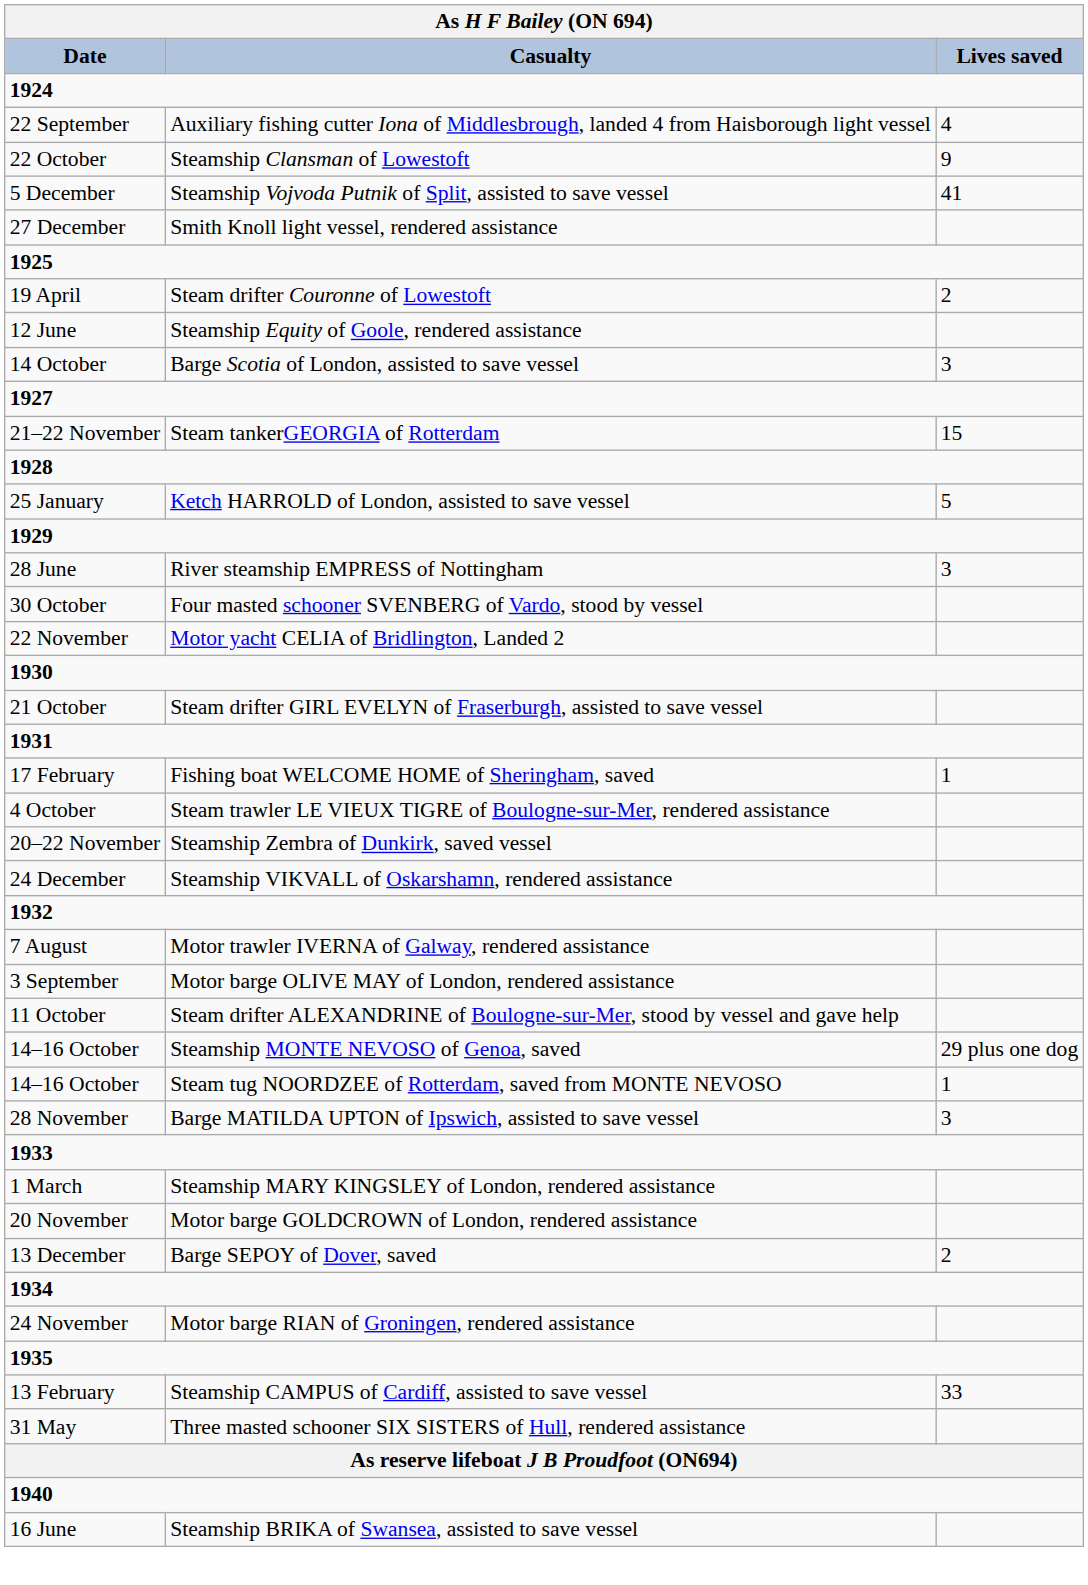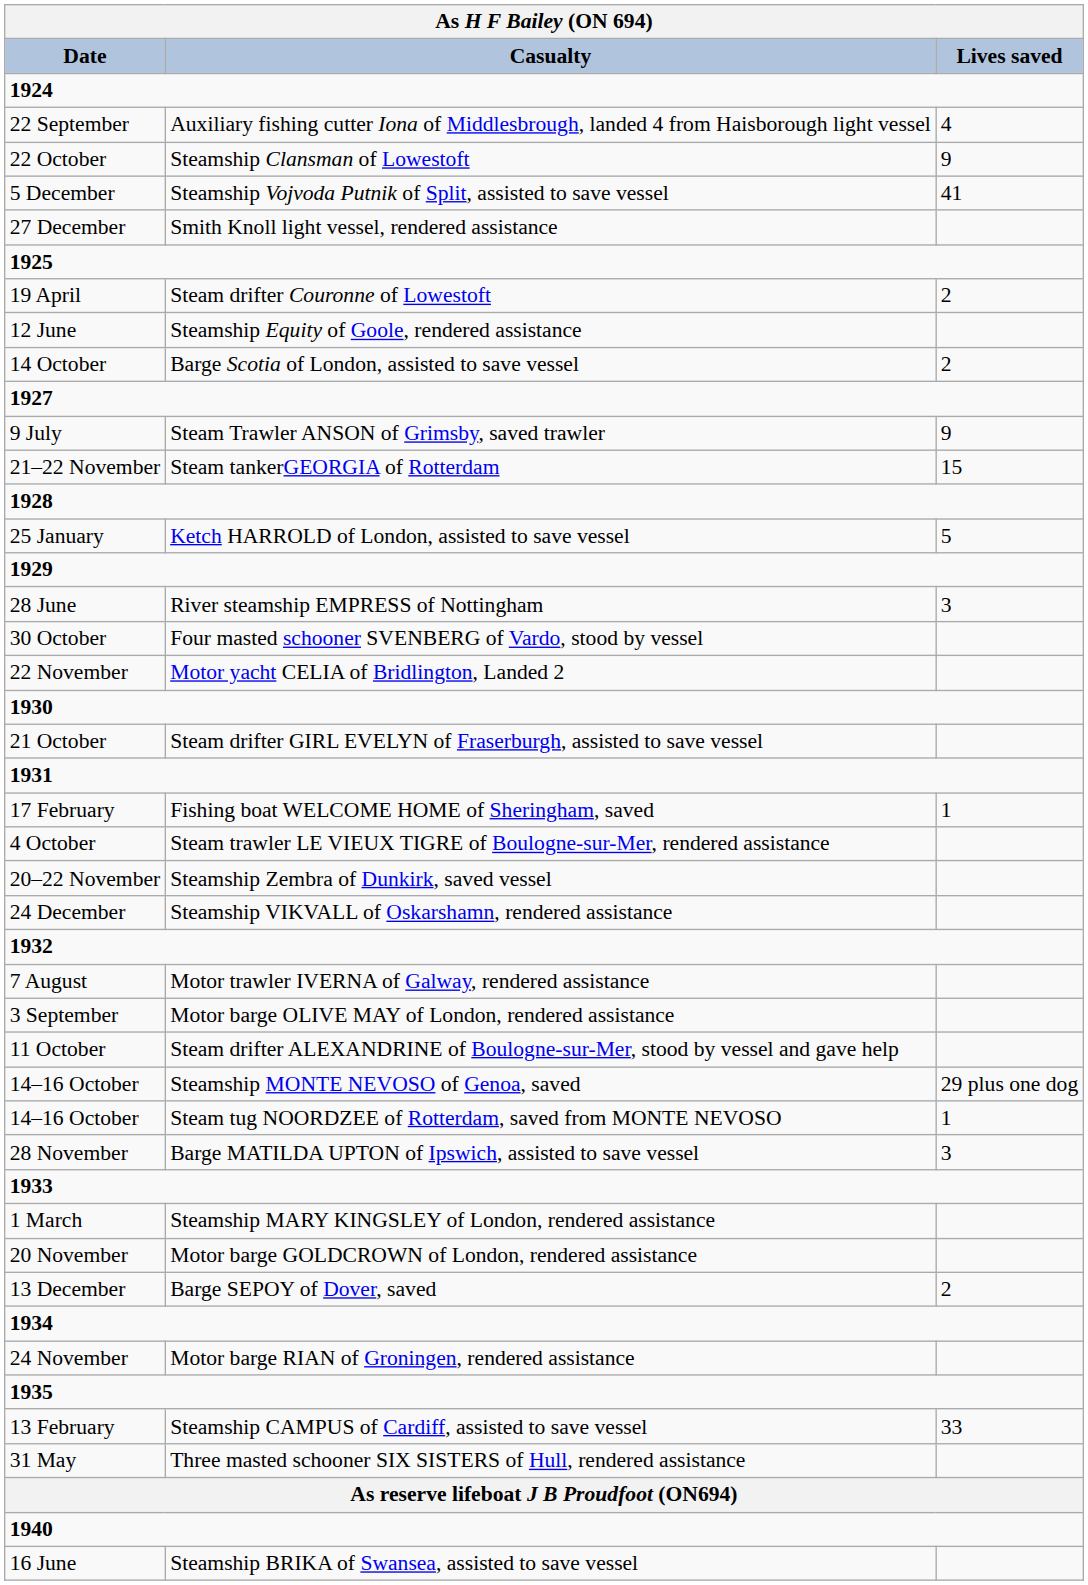(946, 364) 3 -> (946, 364) 2
+ row: (388, 432)
